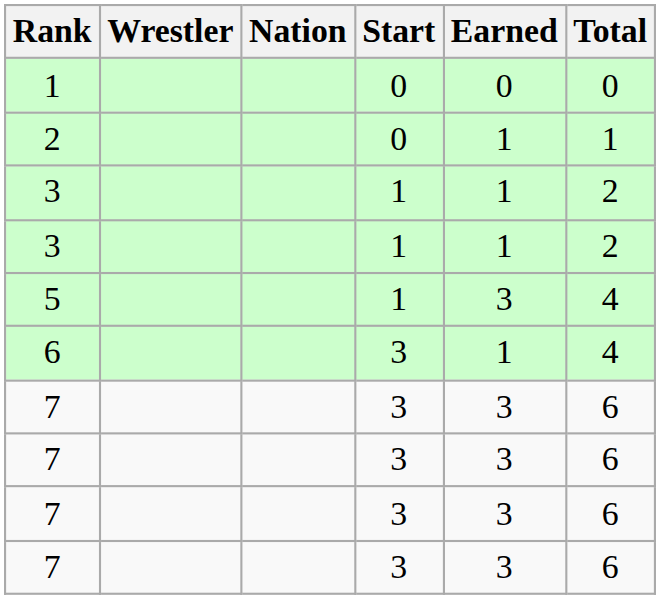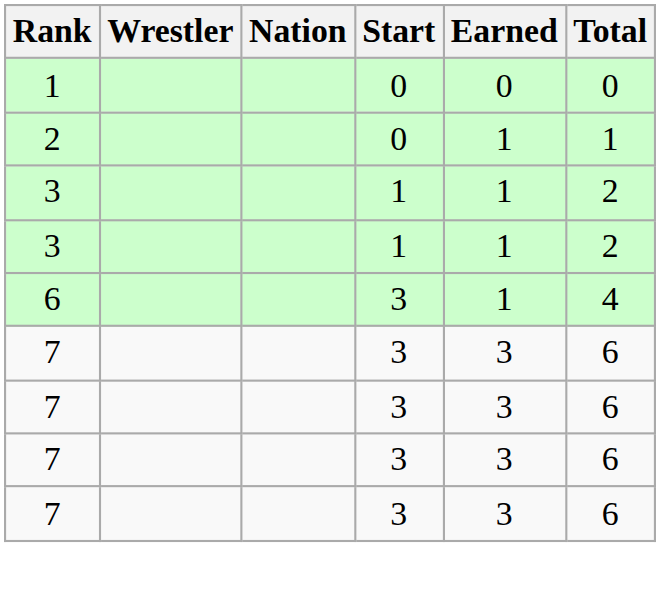- row: (52, 298)
